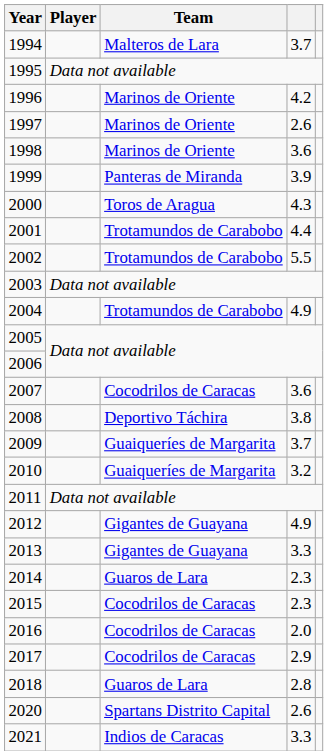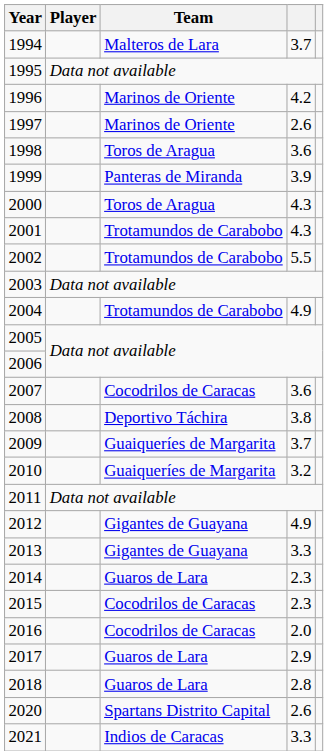(169, 151) Marinos de Oriente -> (160, 151) Toros de Aragua
(301, 230) 4.4 -> (301, 230) 4.3
(180, 657) Cocodrilos de Caracas -> (156, 657) Guaros de Lara
